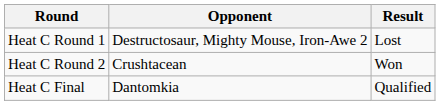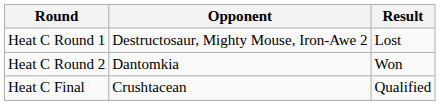(149, 64) Crushtacean -> (146, 64) Dantomkia
(146, 87) Dantomkia -> (149, 87) Crushtacean
